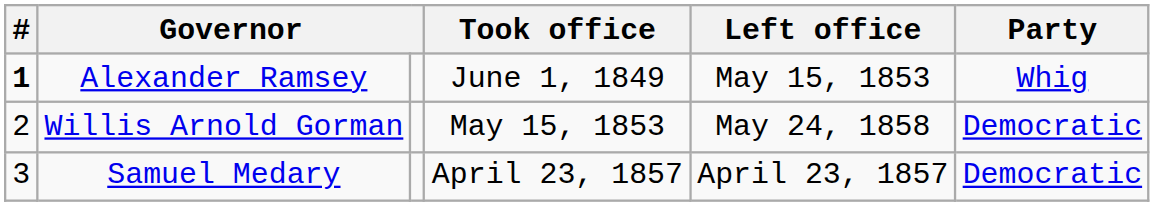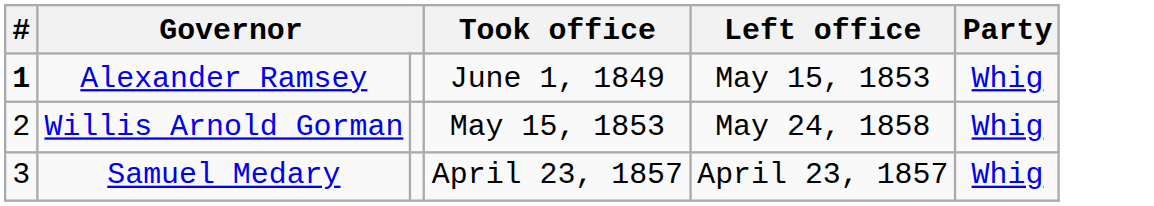(1052, 127) Democratic -> (1008, 127) Whig
(1052, 176) Democratic -> (1008, 176) Whig
